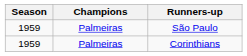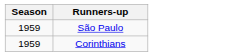- column: (100, 12)
